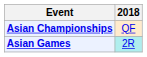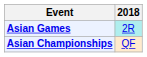rows swapped: (60, 29) <-> (39, 45)
